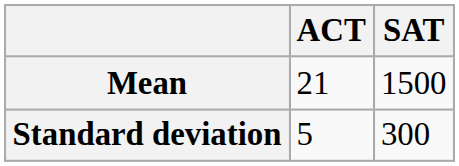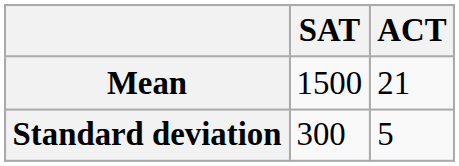columns swapped: (414, 30) <-> (331, 30)
